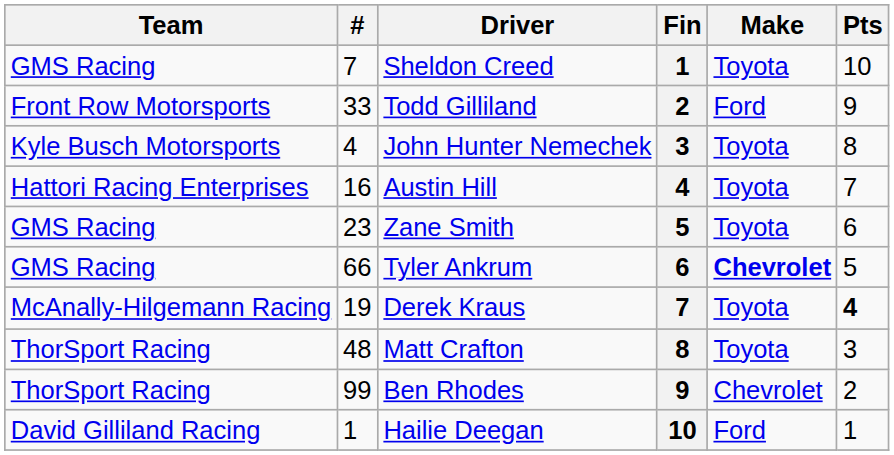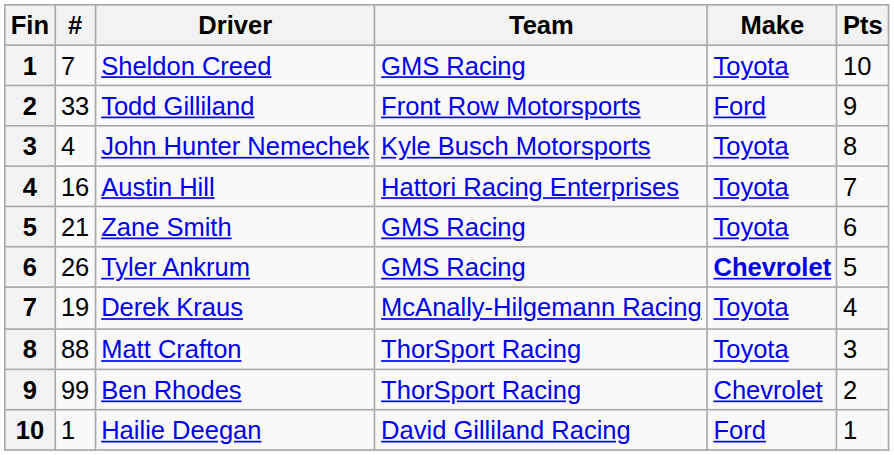columns swapped: (682, 25) <-> (171, 25)
(357, 227) 23 -> (75, 227) 21
(357, 268) 66 -> (75, 268) 26
(850, 308) bold -> (850, 308) normal
(357, 349) 48 -> (75, 349) 88
